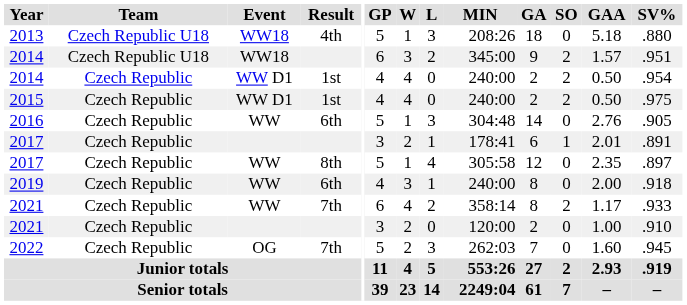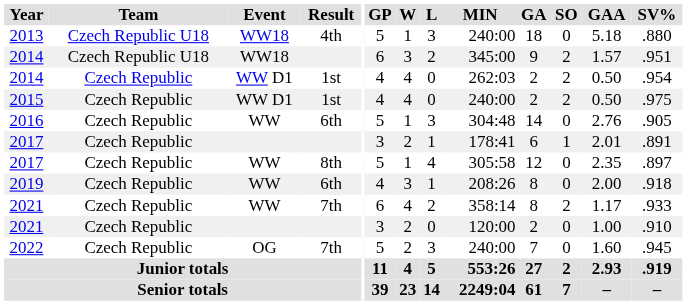(492, 35) 208:26 -> (492, 35) 240:00
(492, 78) 240:00 -> (492, 78) 262:03
(492, 184) 240:00 -> (492, 184) 208:26
(492, 247) 262:03 -> (492, 247) 240:00
